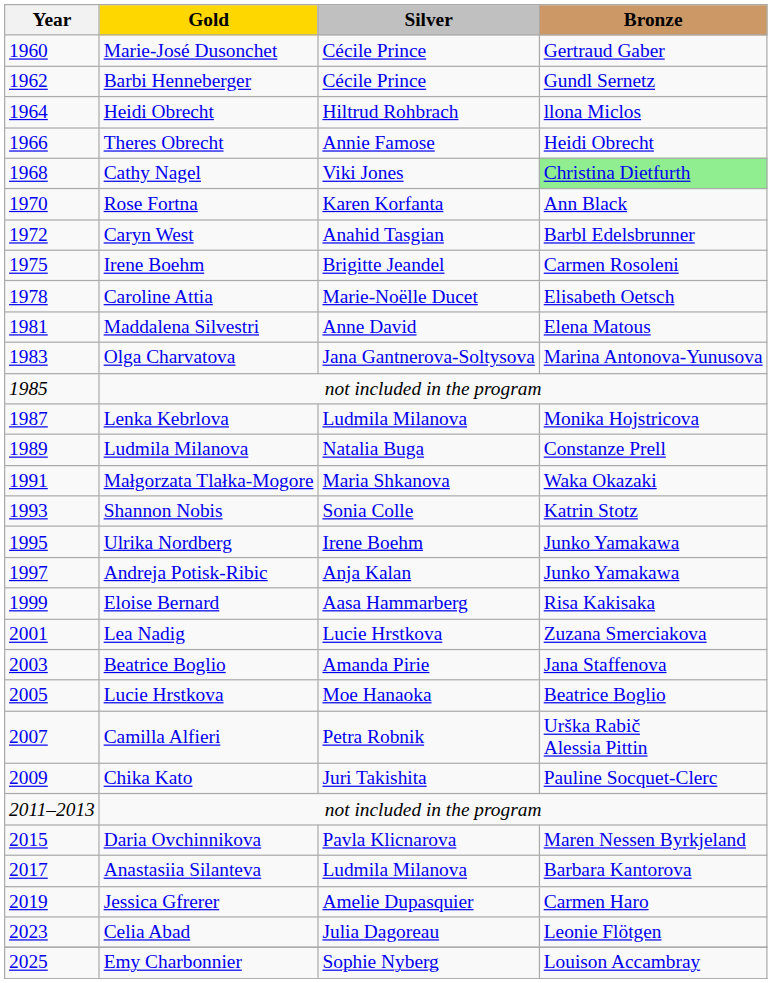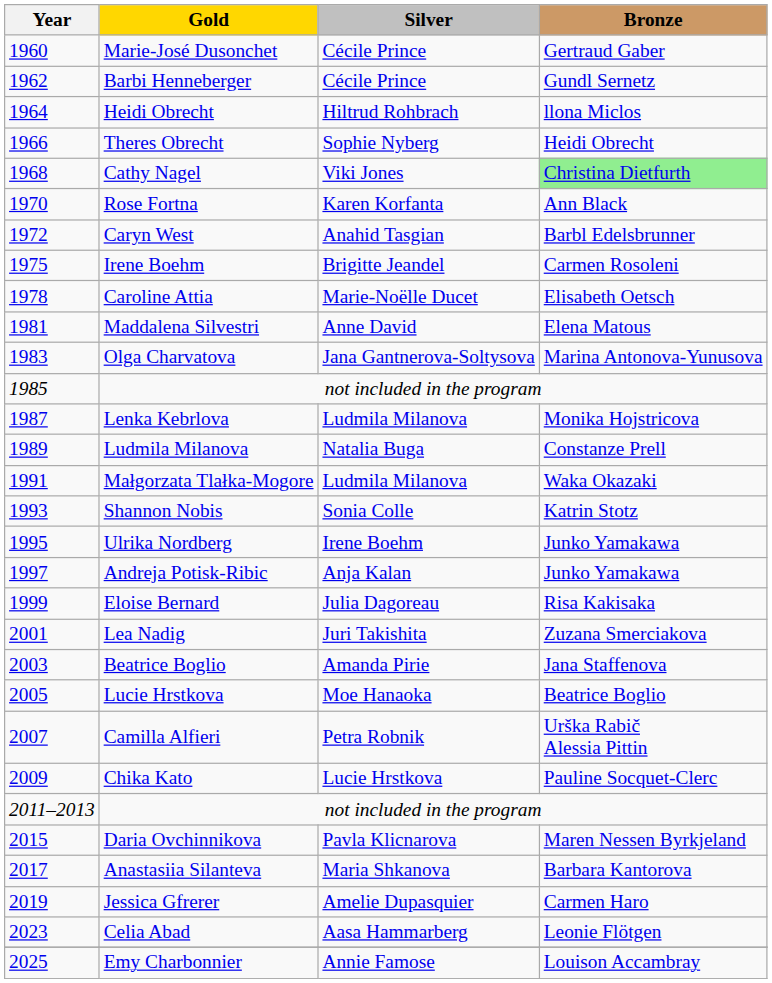(379, 142) Annie Famose -> (381, 142) Sophie Nyberg
(386, 480) Maria Shkanova -> (395, 480) Ludmila Milanova
(395, 603) Aasa Hammarberg -> (381, 603) Julia Dagoreau
(382, 633) Lucie Hrstkova -> (375, 633) Juri Takishita
(375, 778) Juri Takishita -> (382, 778) Lucie Hrstkova
(395, 870) Ludmila Milanova -> (386, 870) Maria Shkanova
(381, 932) Julia Dagoreau -> (395, 932) Aasa Hammarberg
(381, 962) Sophie Nyberg -> (379, 962) Annie Famose
